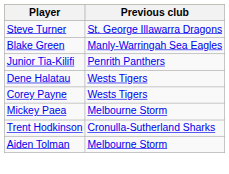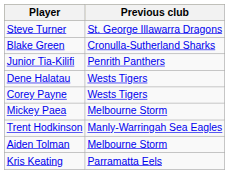(155, 45) Manly-Warringah Sea Eagles -> (151, 45) Cronulla-Sutherland Sharks
(151, 128) Cronulla-Sutherland Sharks -> (155, 128) Manly-Warringah Sea Eagles
+ row: (35, 161)
